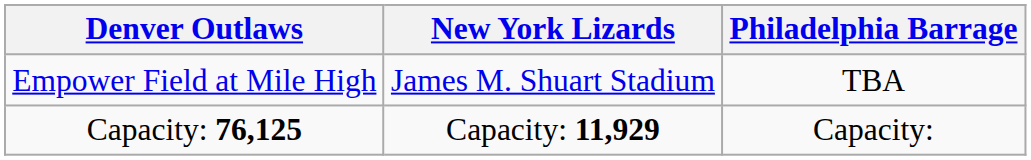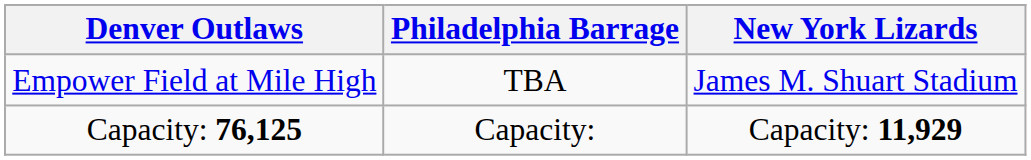columns swapped: (553, 29) <-> (873, 29)
